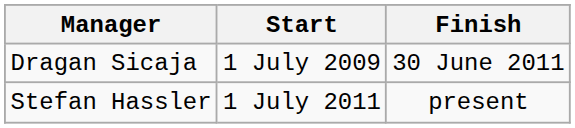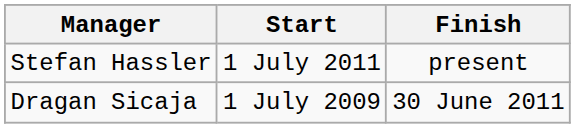rows swapped: (104, 63) <-> (111, 102)
